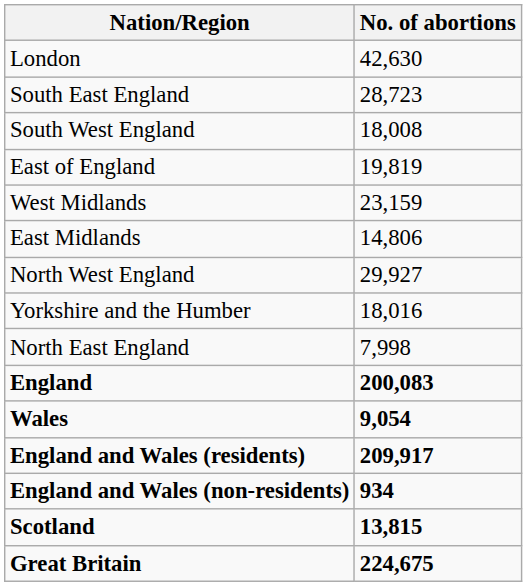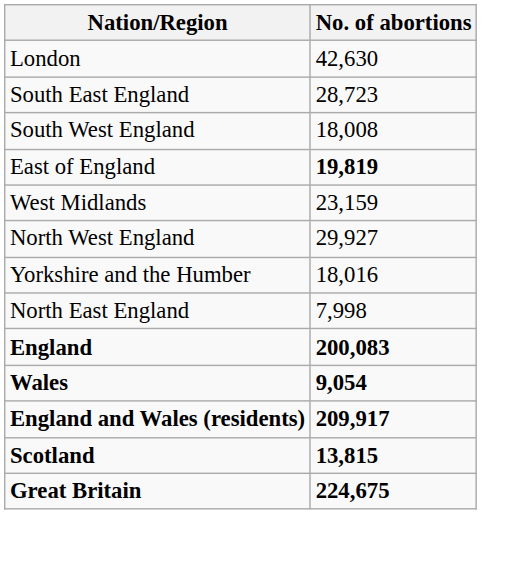(391, 166) normal -> (347, 166) bold
- row: (75, 238)
- row: (180, 490)
